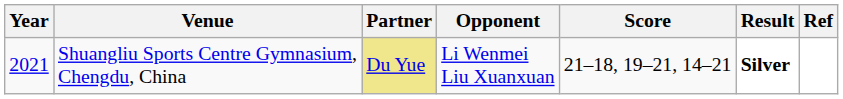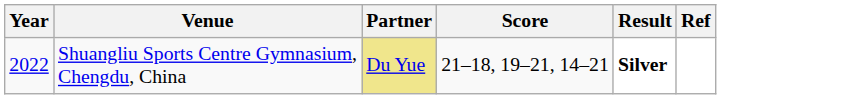- column: (498, 21)
(29, 65) 2021 -> (29, 65) 2022
